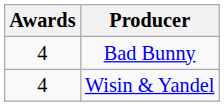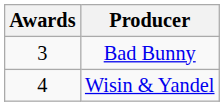(42, 52) 4 -> (42, 52) 3
